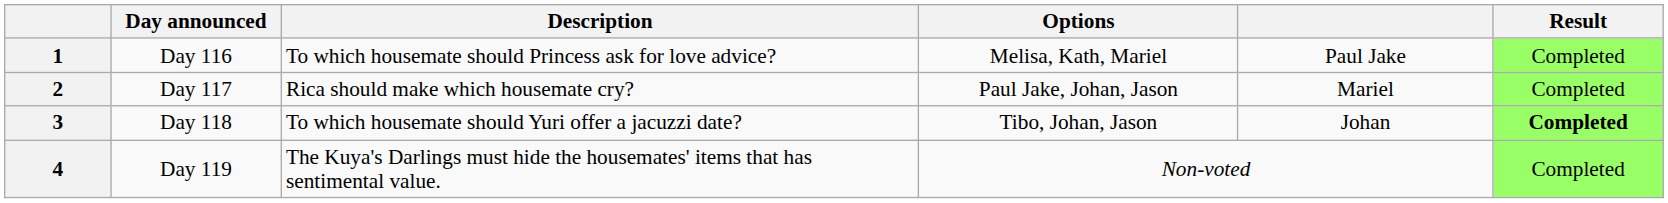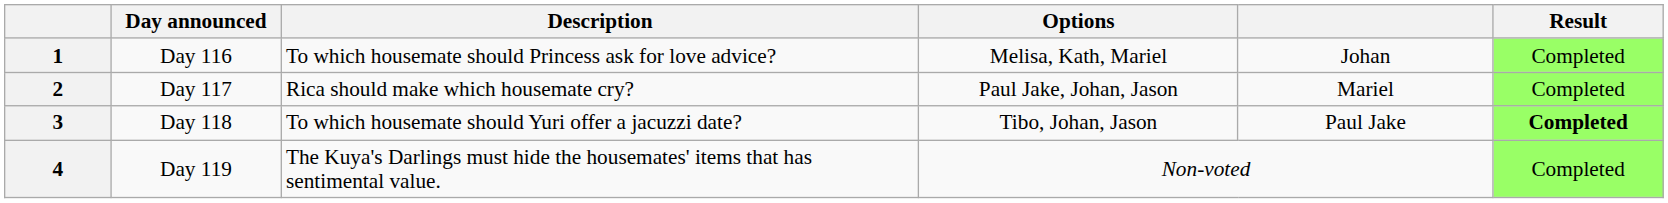(1365, 55) Paul Jake -> (1365, 55) Johan
(1365, 122) Johan -> (1365, 122) Paul Jake
